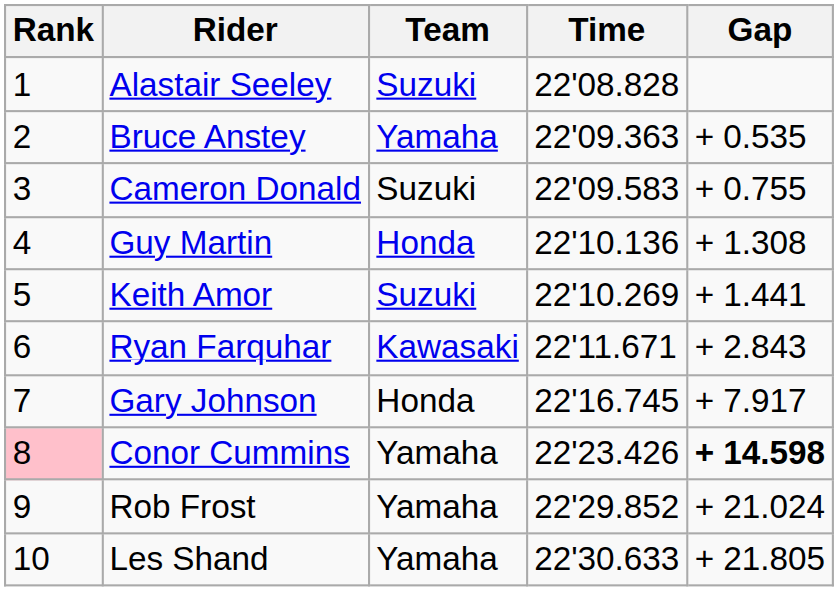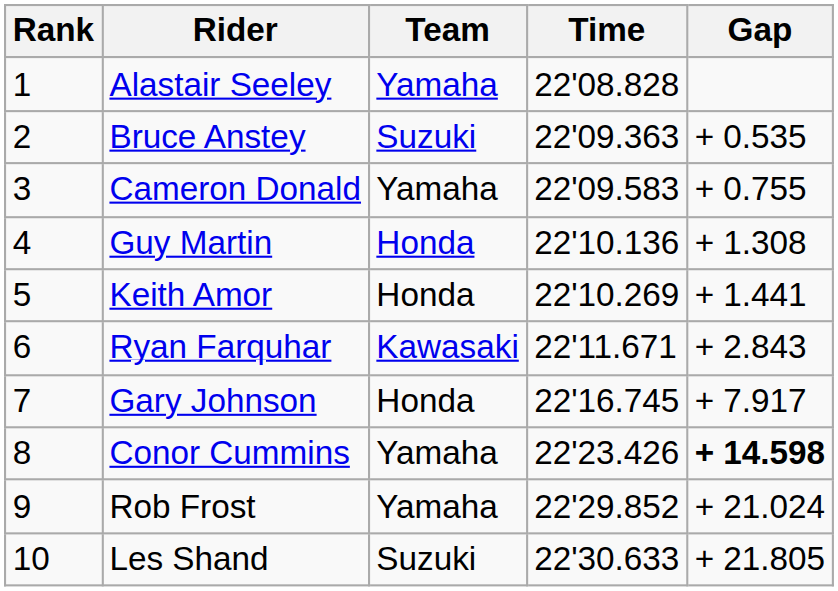(426, 83) Suzuki -> (437, 83) Yamaha
(437, 136) Yamaha -> (426, 136) Suzuki
(426, 189) Suzuki -> (437, 189) Yamaha
(426, 294) Suzuki -> (425, 294) Honda
(22, 453) pink background -> (22, 453) no background
(437, 558) Yamaha -> (426, 558) Suzuki
